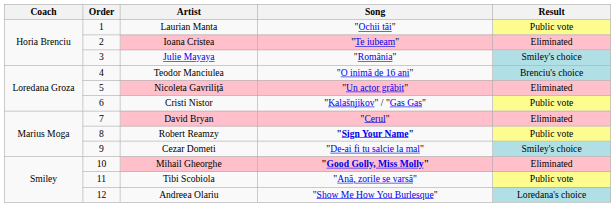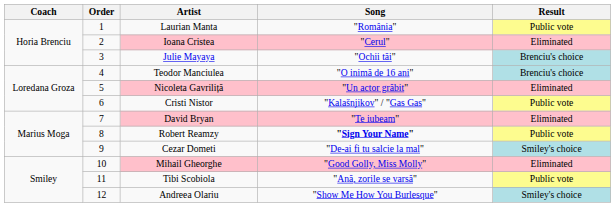(375, 27) "Ochii tăi" -> (375, 27) "România"
(375, 42) "Te iubeam" -> (375, 42) "Cerul"
(375, 57) "România" -> (375, 57) "Ochii tăi"
(552, 57) Smiley's choice -> (552, 57) Brenciu's choice
(375, 118) "Cerul" -> (375, 118) "Te iubeam"
(375, 164) bold -> (375, 164) normal
(552, 194) Loredana's choice -> (552, 194) Smiley's choice
